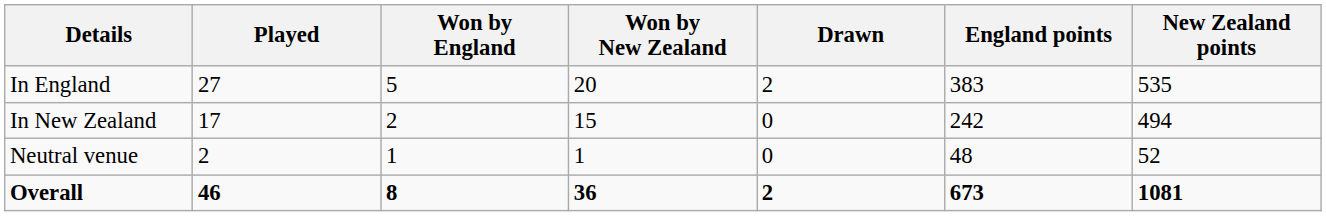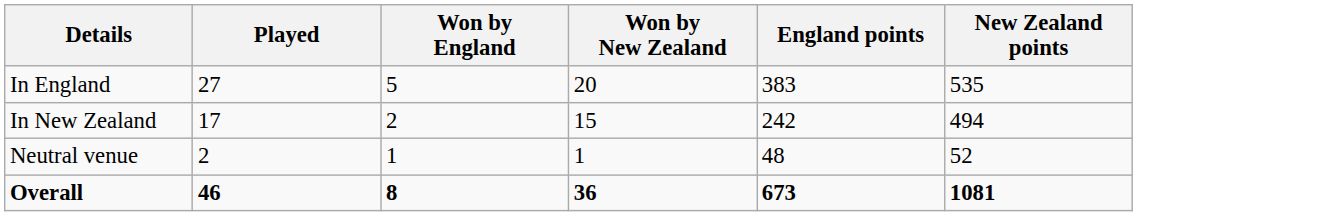- column: (851, 35)
